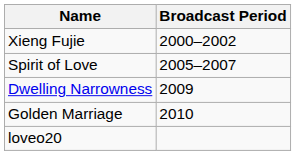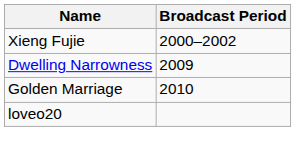- row: (53, 65)
